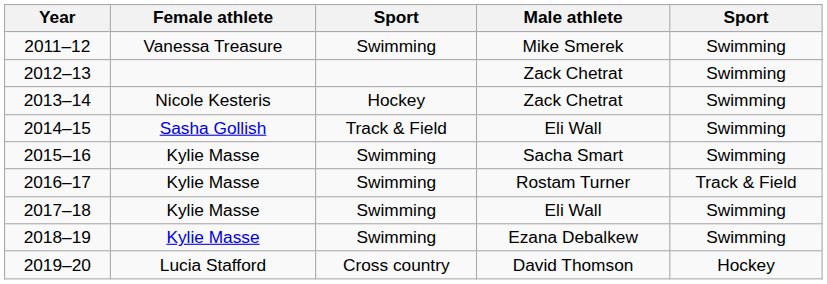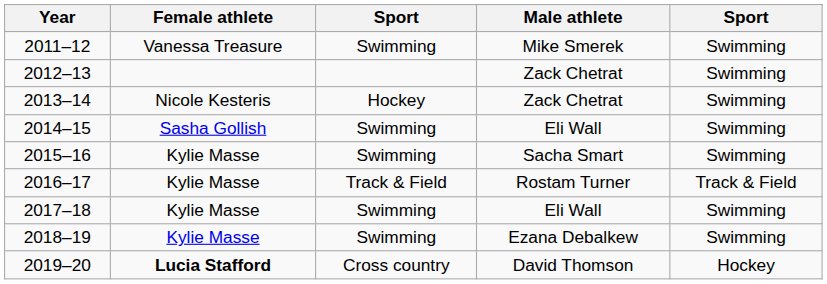(396, 127) Track & Field -> (396, 127) Swimming
(396, 182) Swimming -> (396, 182) Track & Field
(213, 264) normal -> (213, 264) bold
